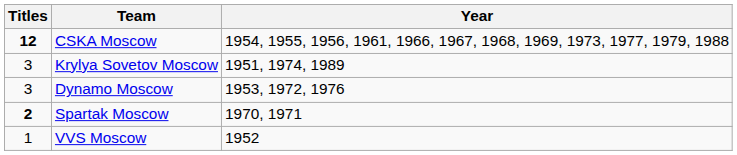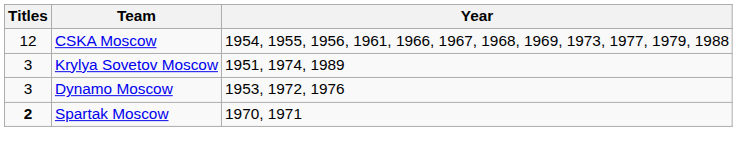(28, 41) bold -> (28, 41) normal
- row: (101, 138)
